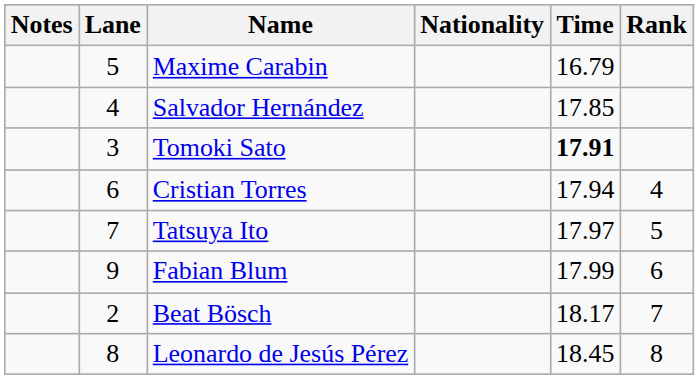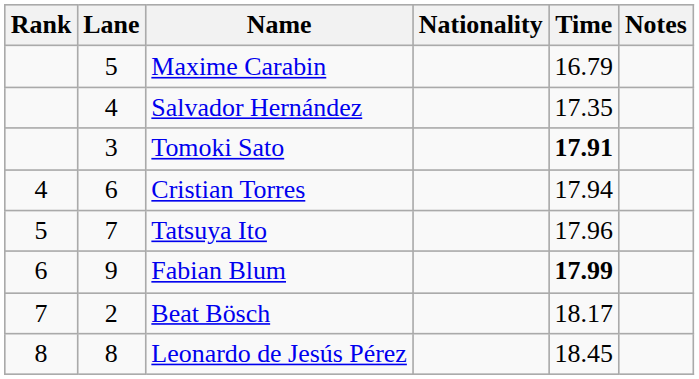columns swapped: (657, 25) <-> (42, 25)
(585, 107) 17.85 -> (584, 107) 17.35
(585, 230) 17.97 -> (584, 230) 17.96
(585, 271) normal -> (584, 271) bold
